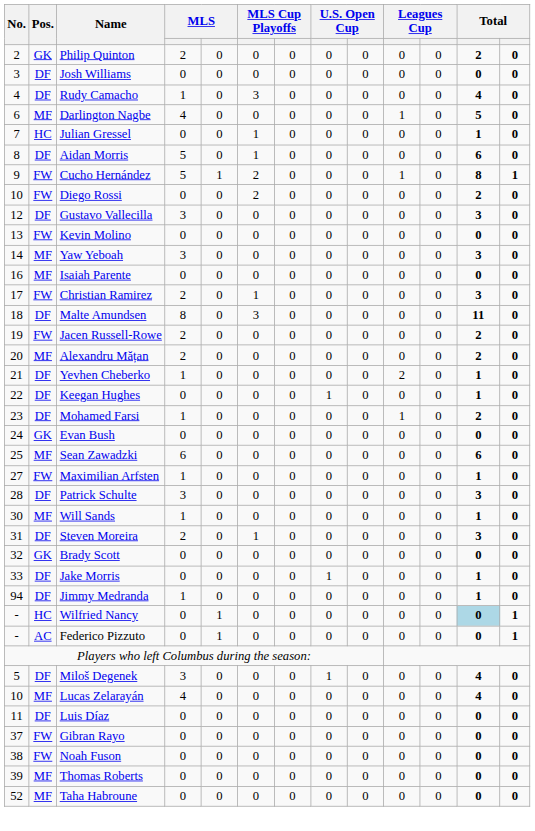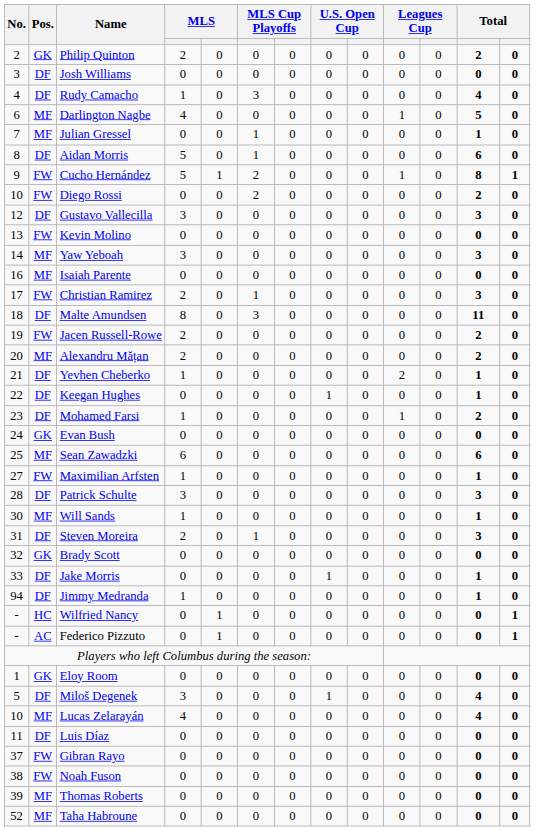(43, 134) HC -> (43, 134) MF
(478, 615) lightblue background -> (478, 615) no background
+ row: (89, 676)
